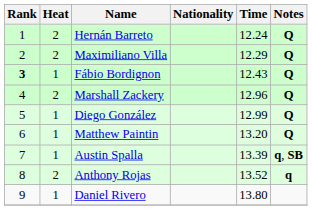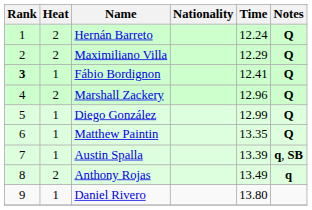(253, 74) 12.43 -> (253, 74) 12.41
(253, 134) 13.20 -> (253, 134) 13.35
(253, 174) 13.52 -> (253, 174) 13.49
